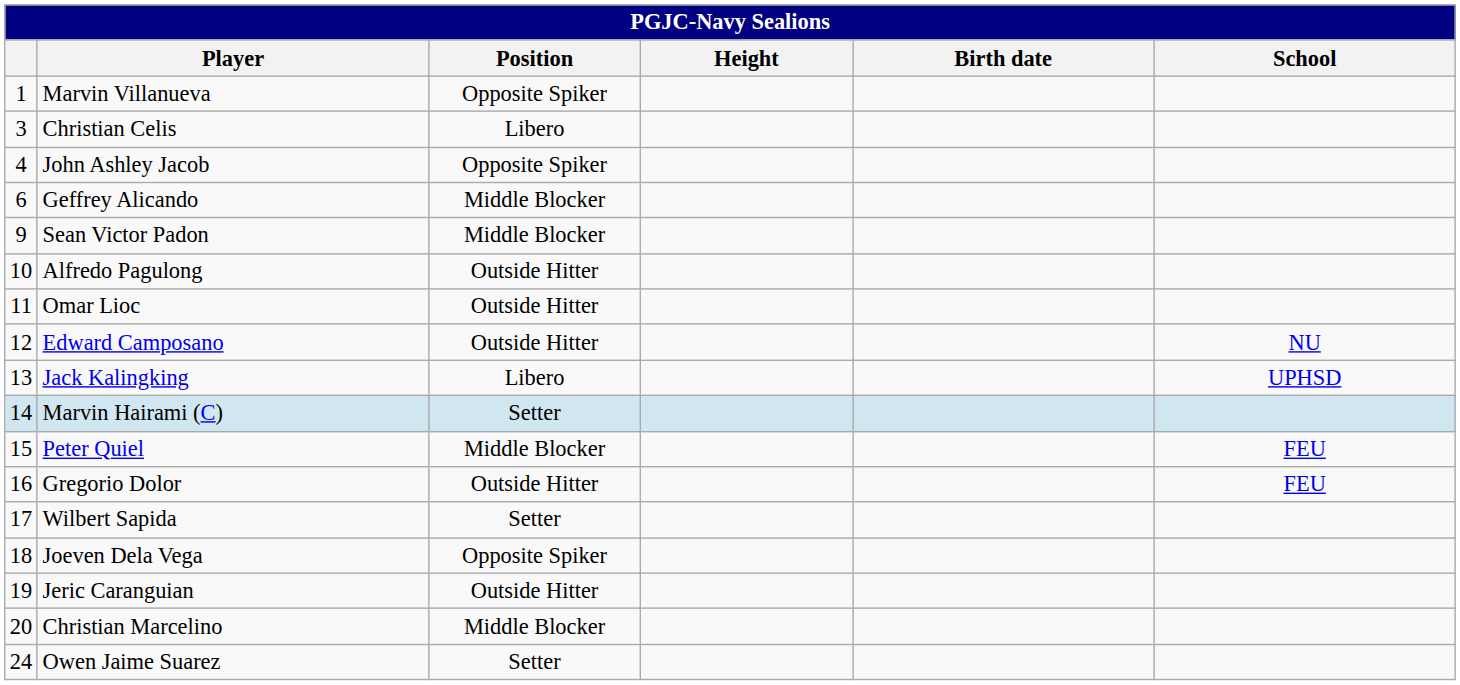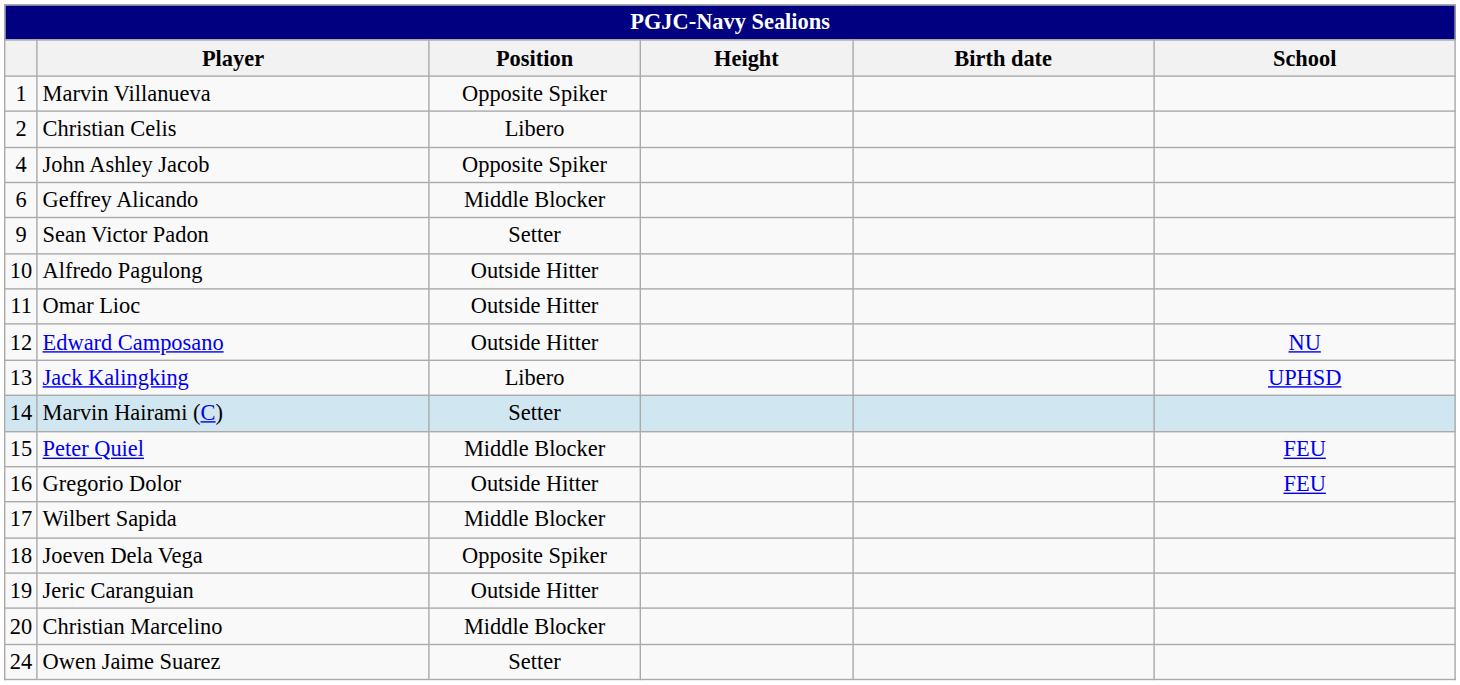(21, 128) 3 -> (21, 128) 2
(535, 235) Middle Blocker -> (535, 235) Setter
(535, 519) Setter -> (535, 519) Middle Blocker
